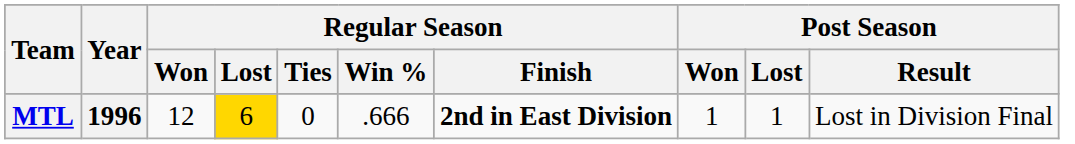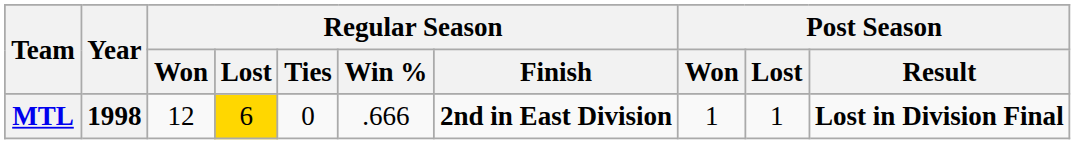(114, 116) 1996 -> (114, 116) 1998
(934, 116) normal -> (939, 116) bold
